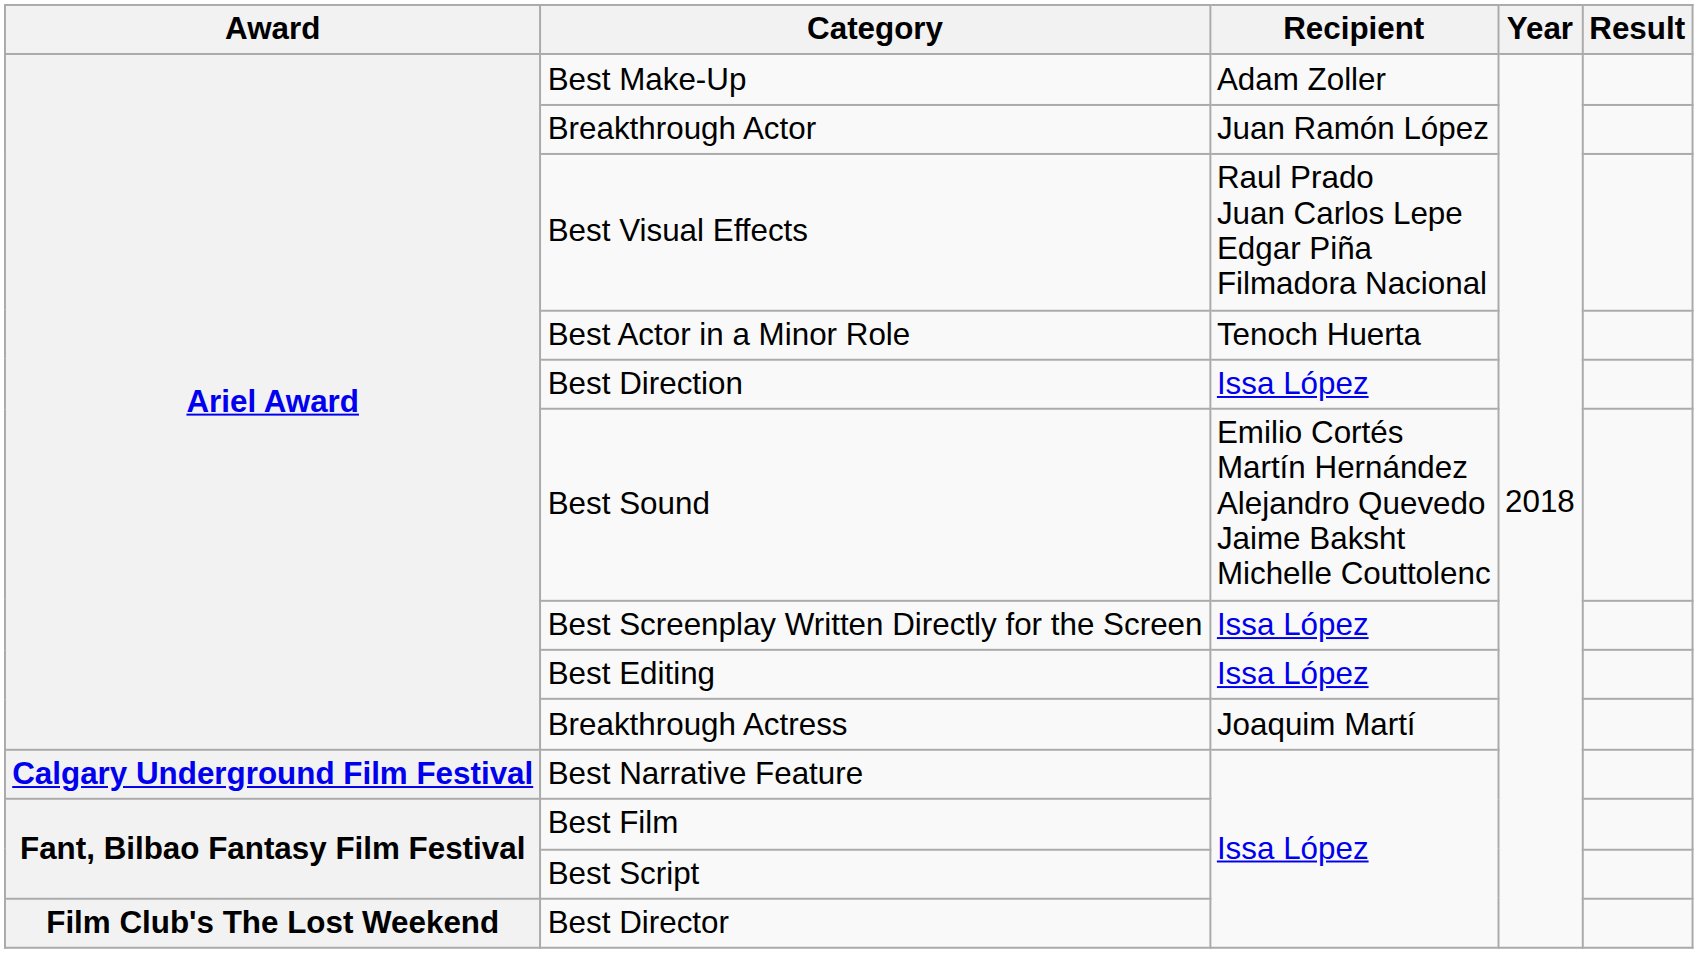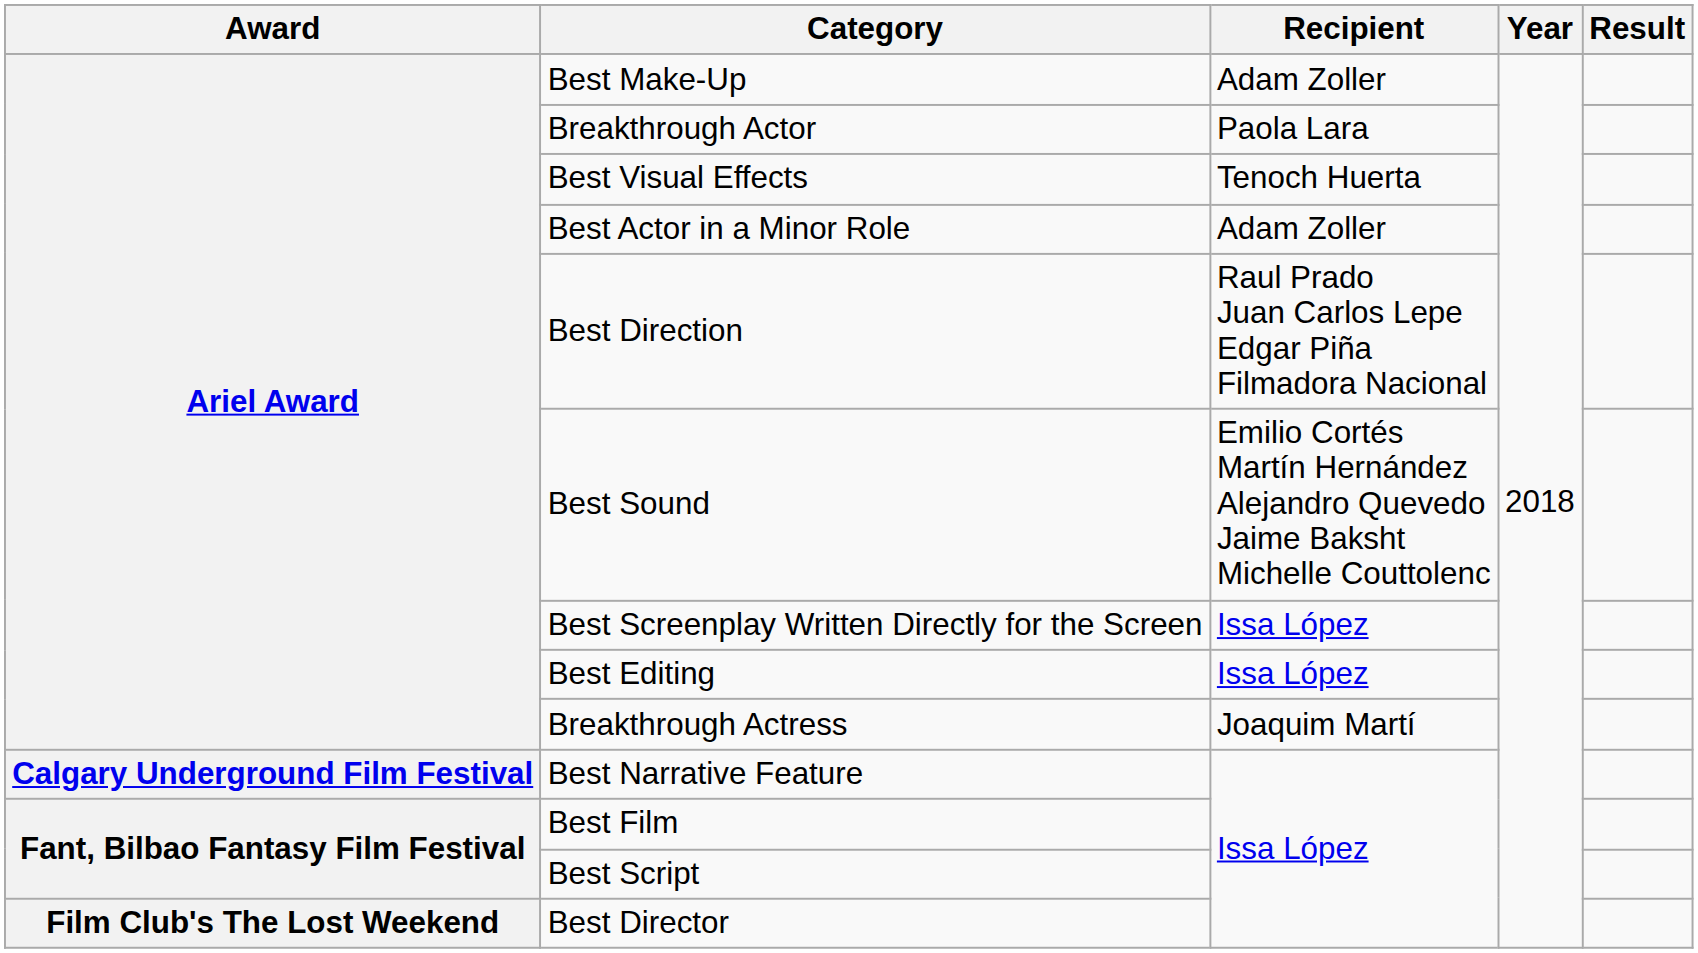(1353, 128) Juan Ramón López -> (1293, 128) Paola Lara
(1352, 231) Raul Prado Juan Carlos Lepe Edgar Piña Filmadora Nacional -> (1319, 178) Tenoch Huerta
(1319, 334) Tenoch Huerta -> (1301, 228) Adam Zoller
(1293, 383) Issa López -> (1352, 330) Raul Prado Juan Carlos Lepe Edgar Piña Filmadora Nacional
